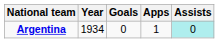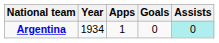columns swapped: (156, 13) <-> (124, 13)
